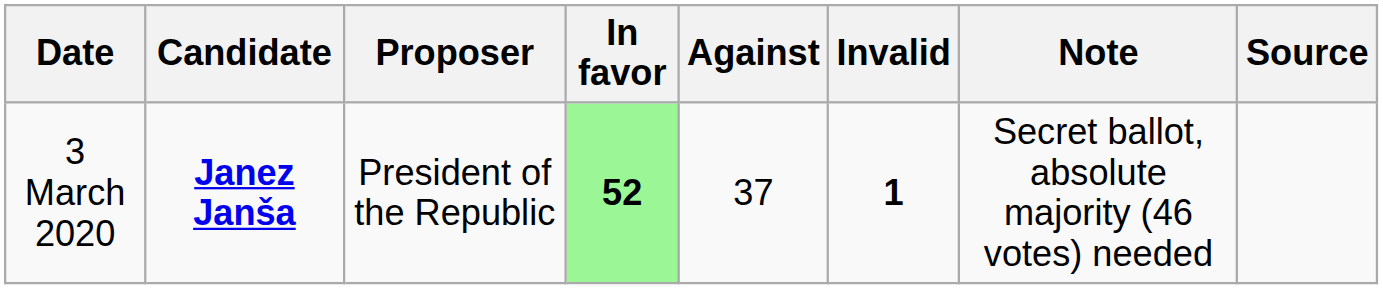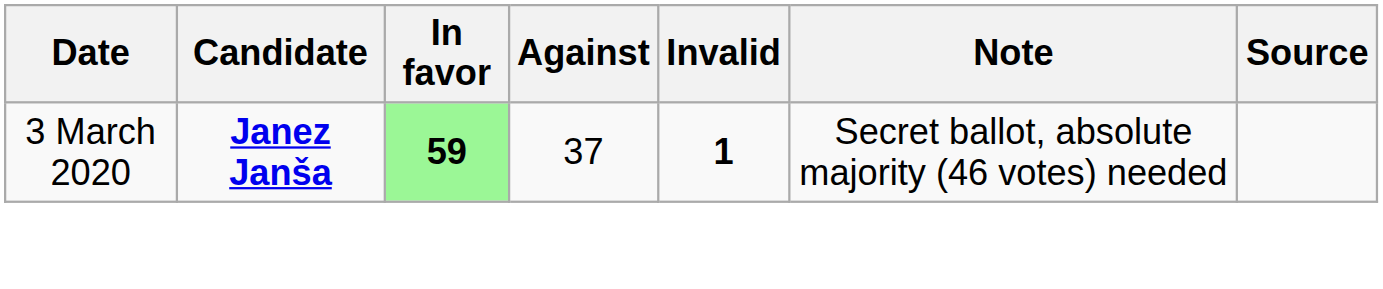- column: (455, 53)
(622, 192) 52 -> (447, 151) 59
